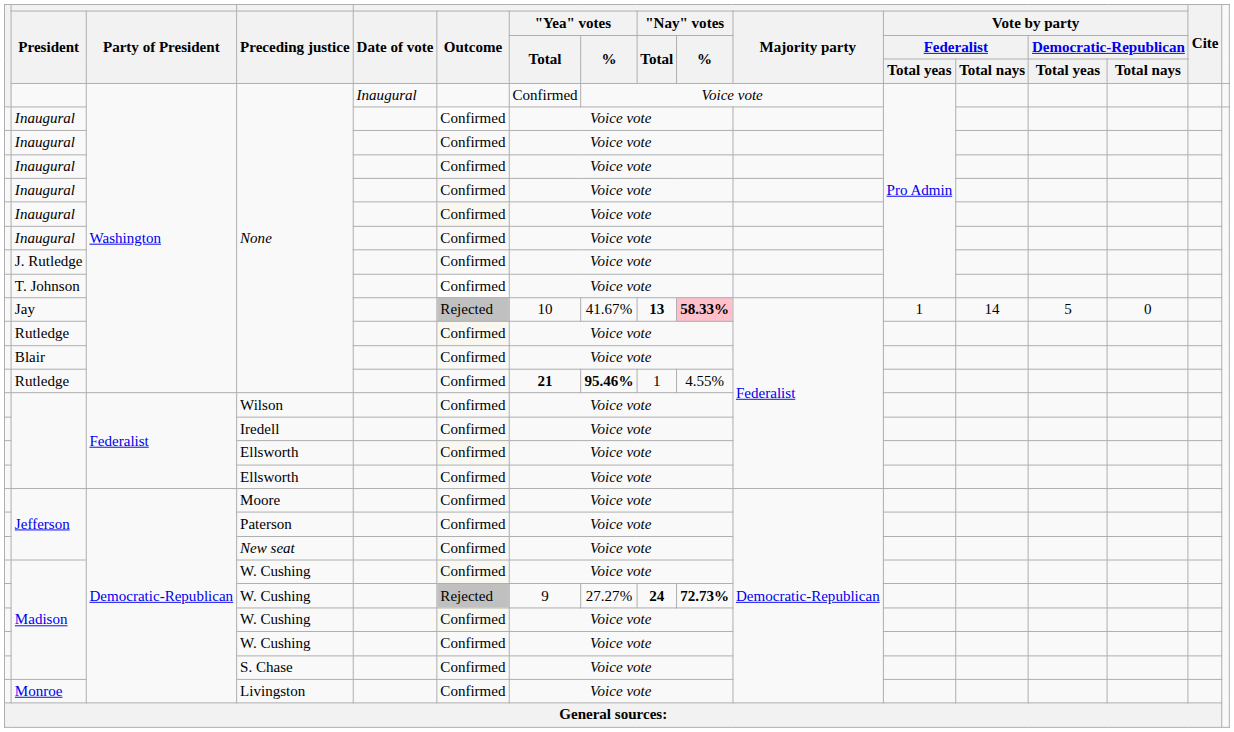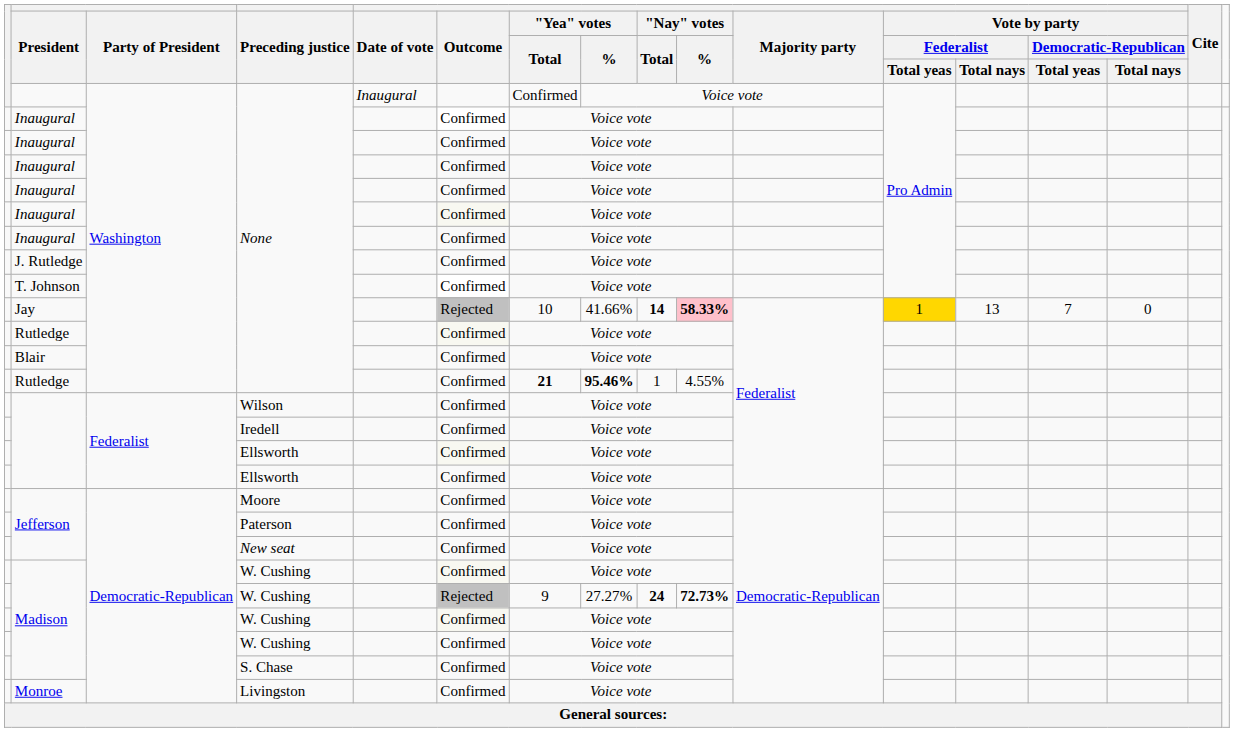(609, 309) 41.67% -> (609, 309) 41.66%
(657, 309) 13 -> (657, 309) 14
(919, 309) no background -> (919, 309) gold background
(992, 309) 14 -> (992, 309) 13
(1068, 309) 5 -> (1068, 309) 7
